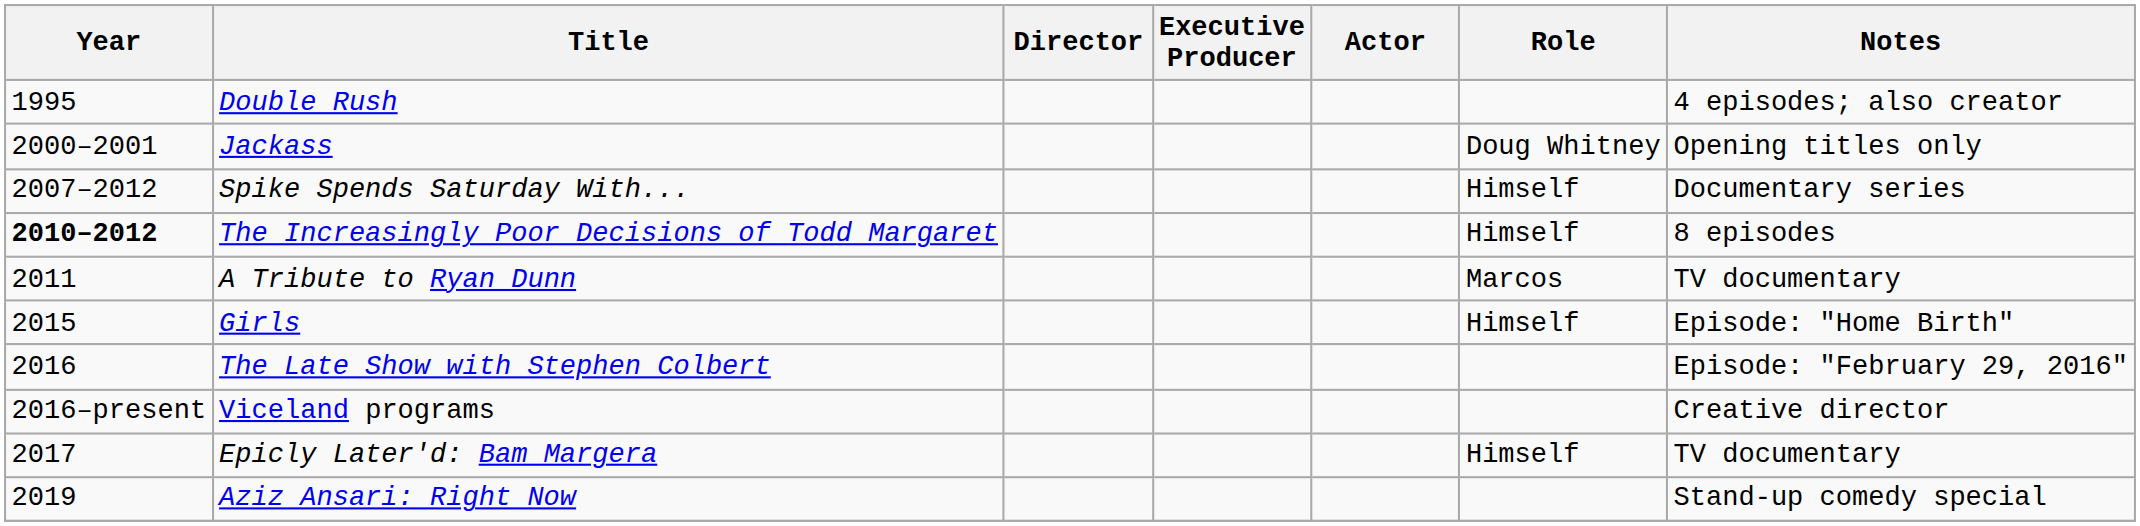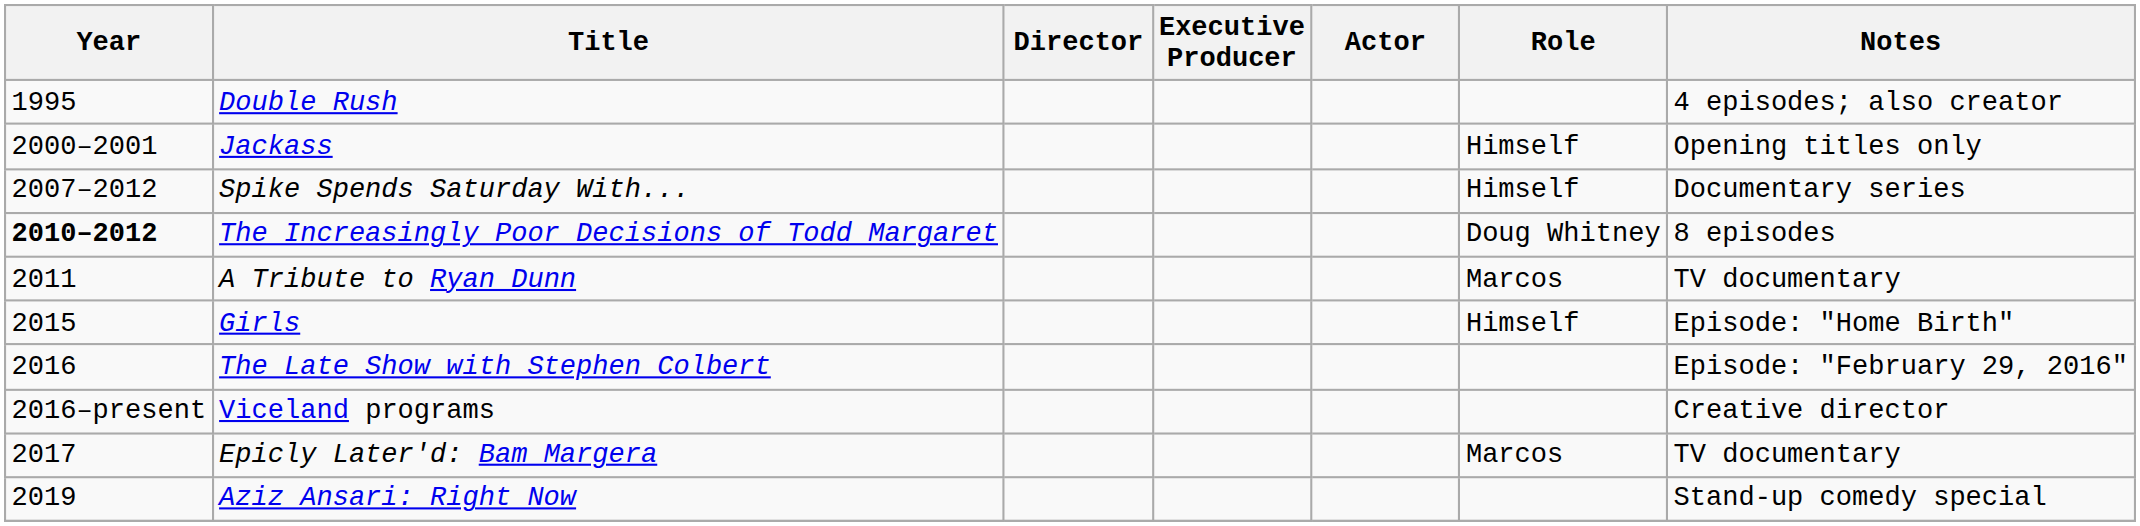(1563, 146) Doug Whitney -> (1523, 146) Himself
(1523, 235) Himself -> (1563, 235) Doug Whitney
(1523, 455) Himself -> (1515, 455) Marcos
